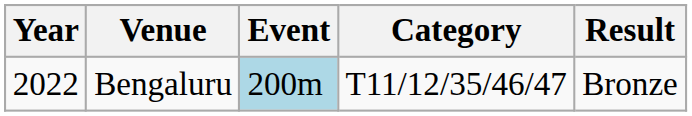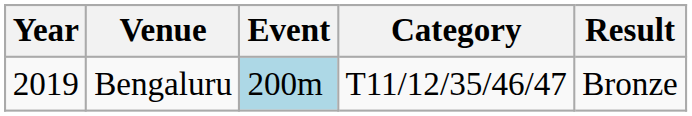(46, 83) 2022 -> (46, 83) 2019
